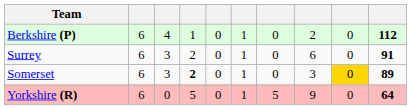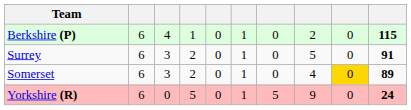(388, 34) 112 -> (388, 34) 115
(313, 54) 6 -> (313, 54) 5
(193, 74) bold -> (193, 74) normal
(313, 74) 3 -> (313, 74) 4
(388, 94) 64 -> (388, 94) 24
